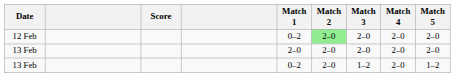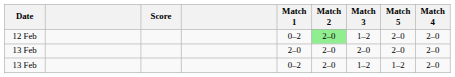columns swapped: (398, 17) <-> (433, 17)
(364, 36) 2–0 -> (364, 36) 1–2
